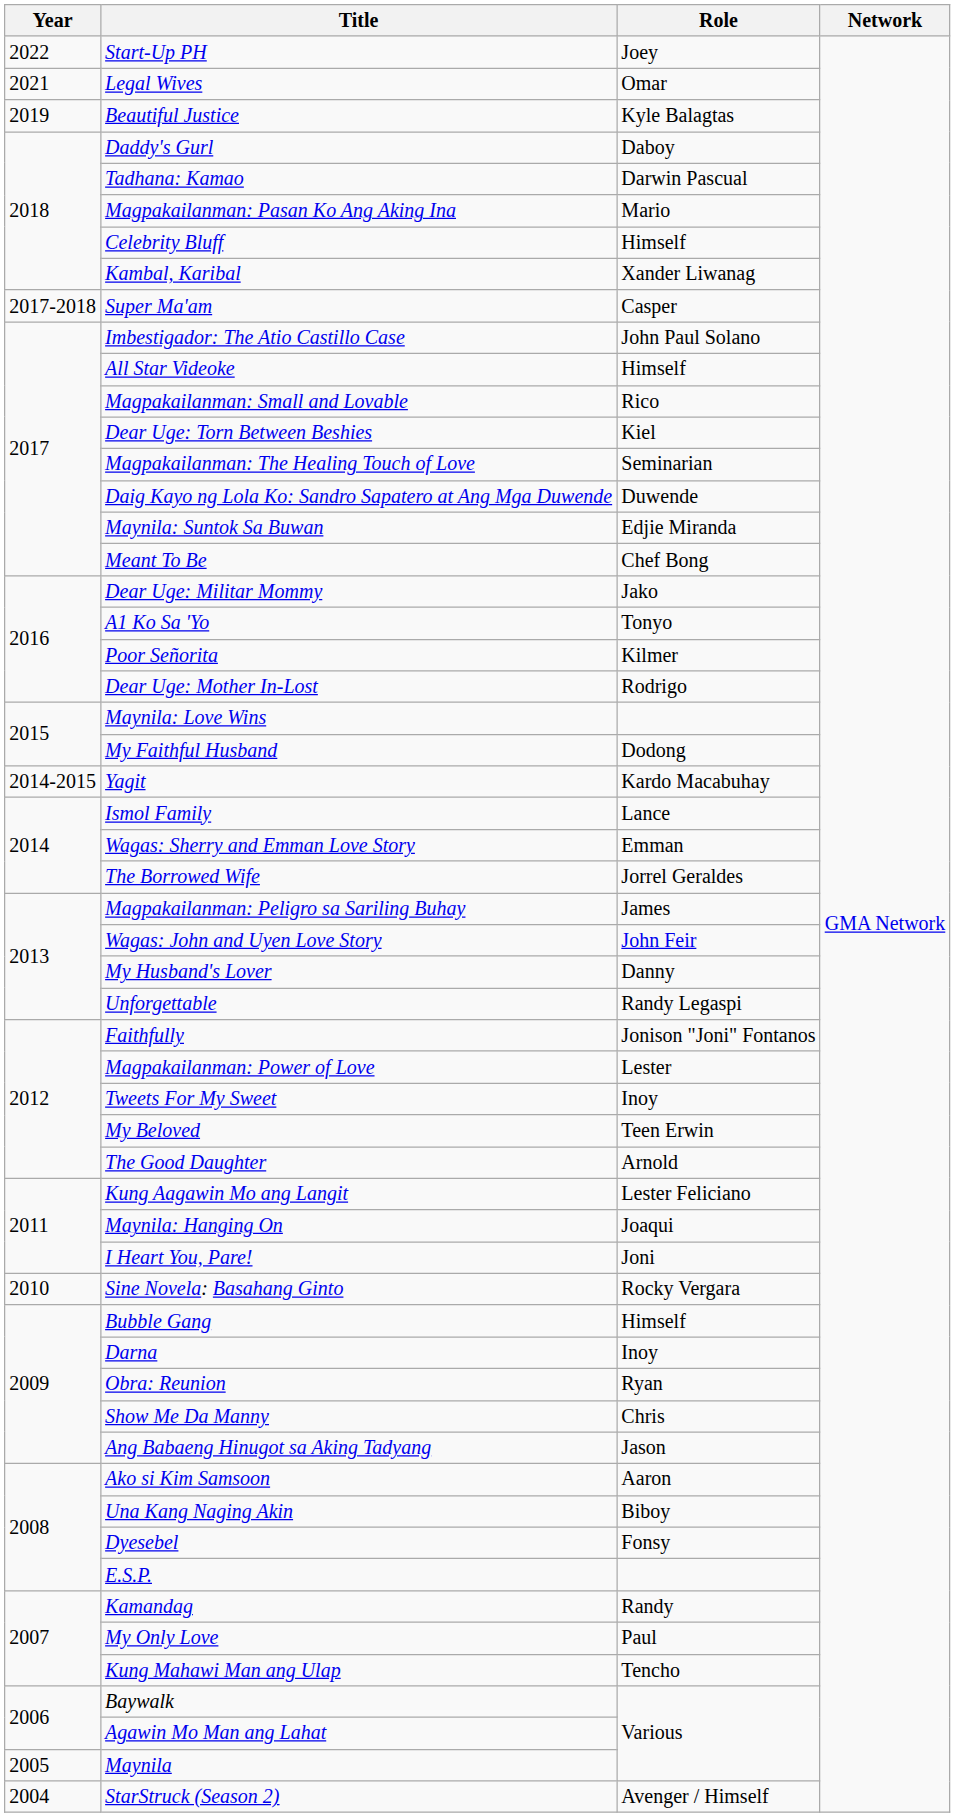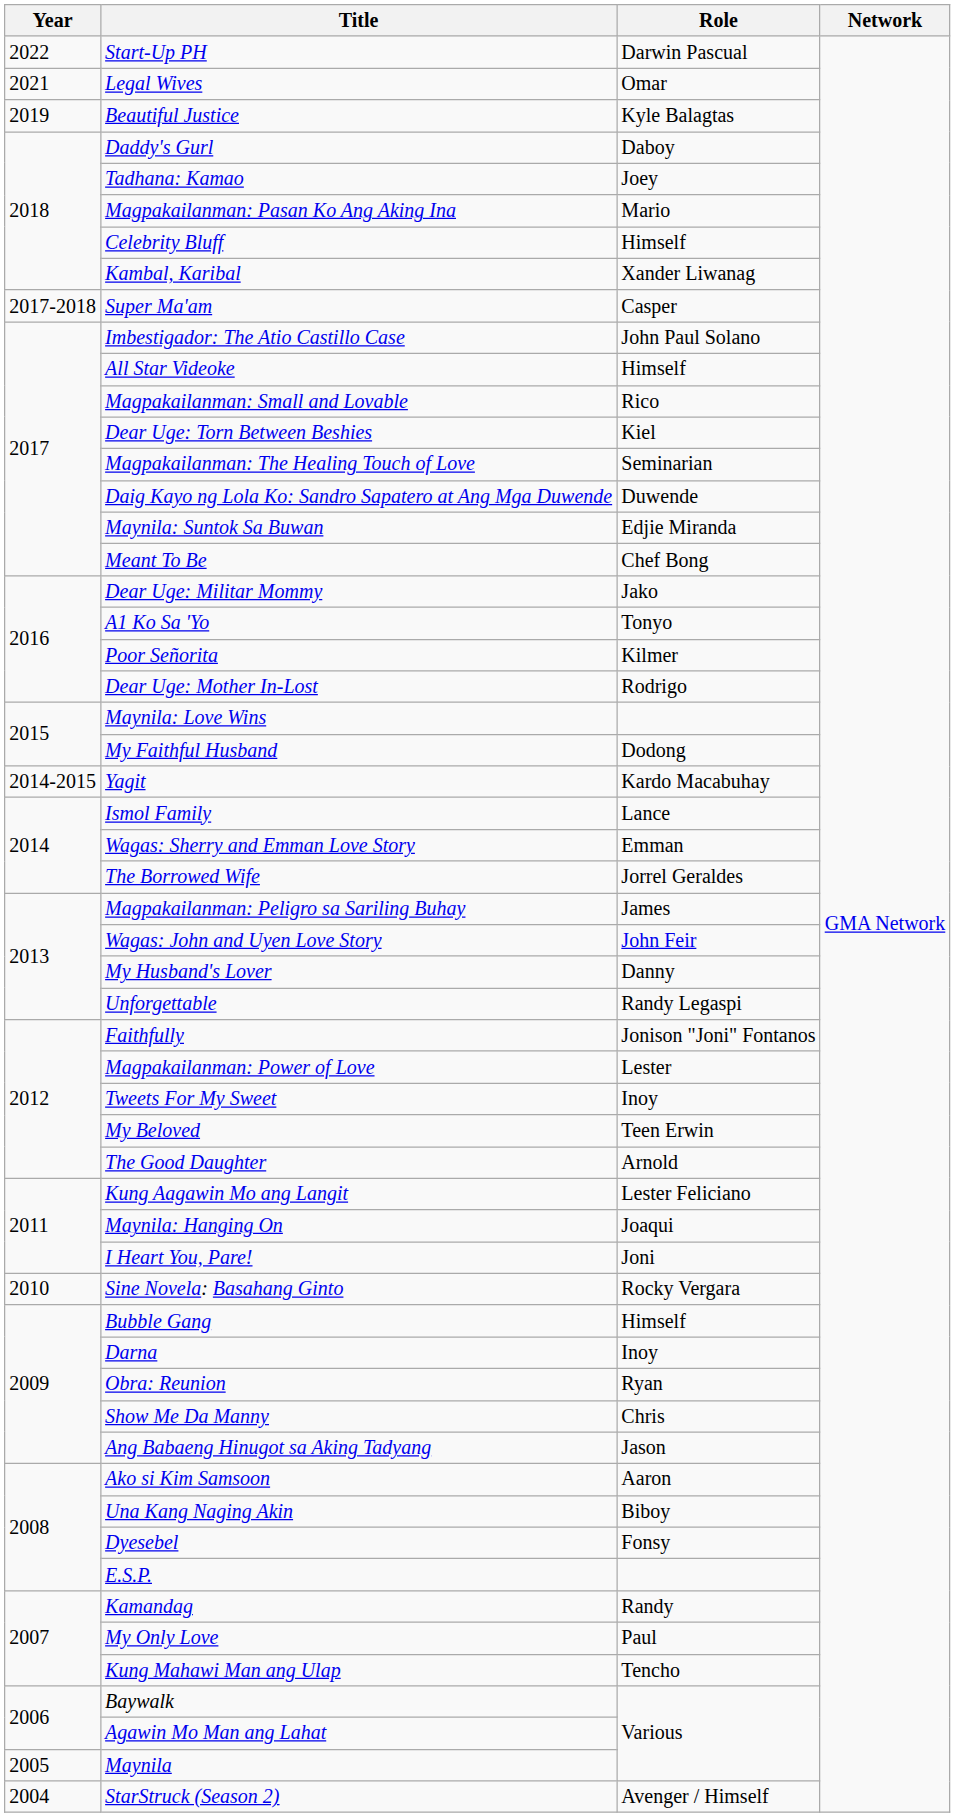(640, 52) Joey -> (684, 52) Darwin Pascual
(684, 178) Darwin Pascual -> (640, 178) Joey
